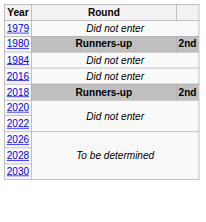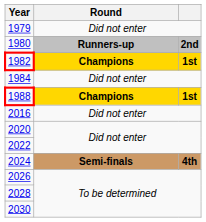+ row: (19, 62)
+ row: (19, 97)
- row: (18, 92)
+ row: (19, 162)
